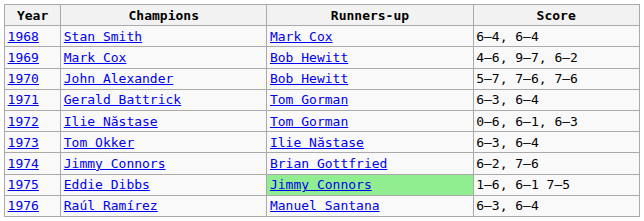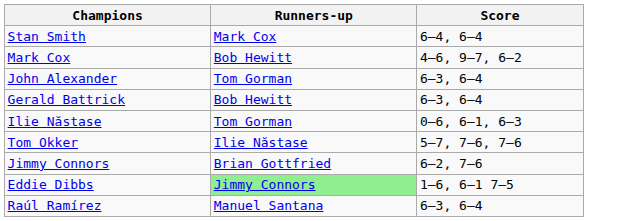- column: (33, 15)
(309, 79) Bob Hewitt -> (253, 79) Tom Gorman
(527, 79) 5–7, 7–6, 7–6 -> (451, 79) 6–3, 6–4
(309, 100) Tom Gorman -> (253, 100) Bob Hewitt
(507, 142) 6–3, 6–4 -> (471, 142) 5–7, 7–6, 7–6
